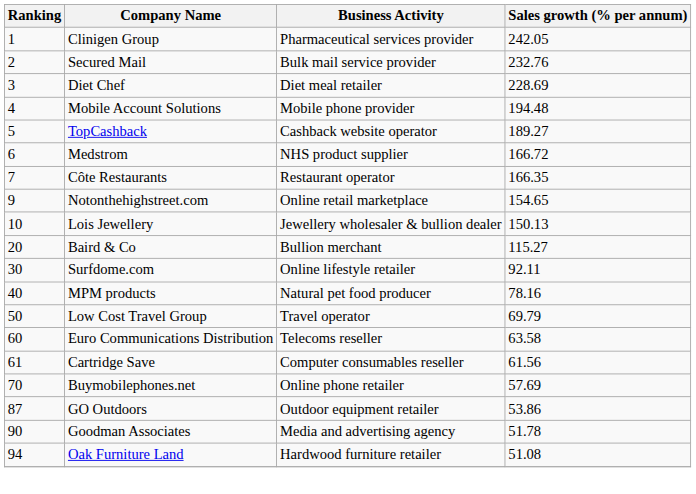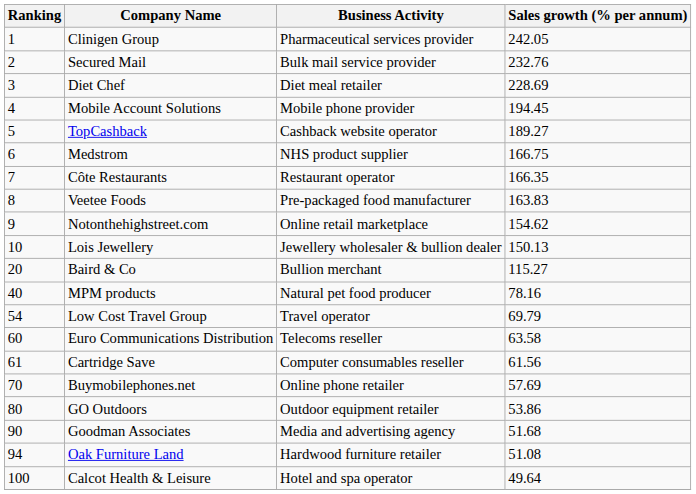(528, 108) 194.48 -> (528, 108) 194.45
(528, 154) 166.72 -> (528, 154) 166.75
+ row: (107, 200)
(528, 200) 154.65 -> (528, 223) 154.62
- row: (111, 270)
(15, 316) 50 -> (15, 316) 54
(15, 408) 87 -> (15, 408) 80
(525, 431) 51.78 -> (525, 431) 51.68
+ row: (139, 477)
